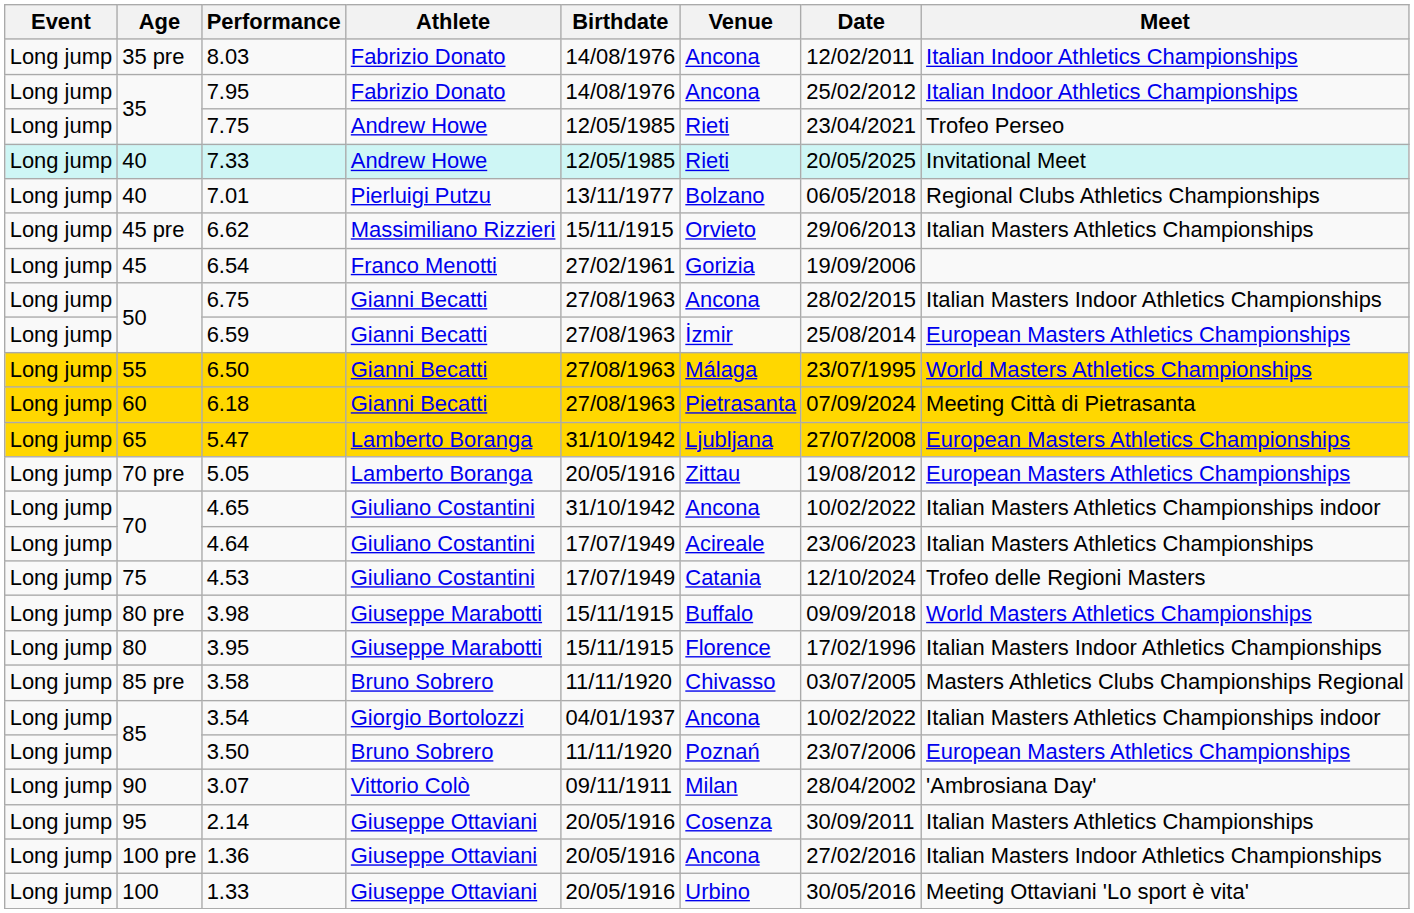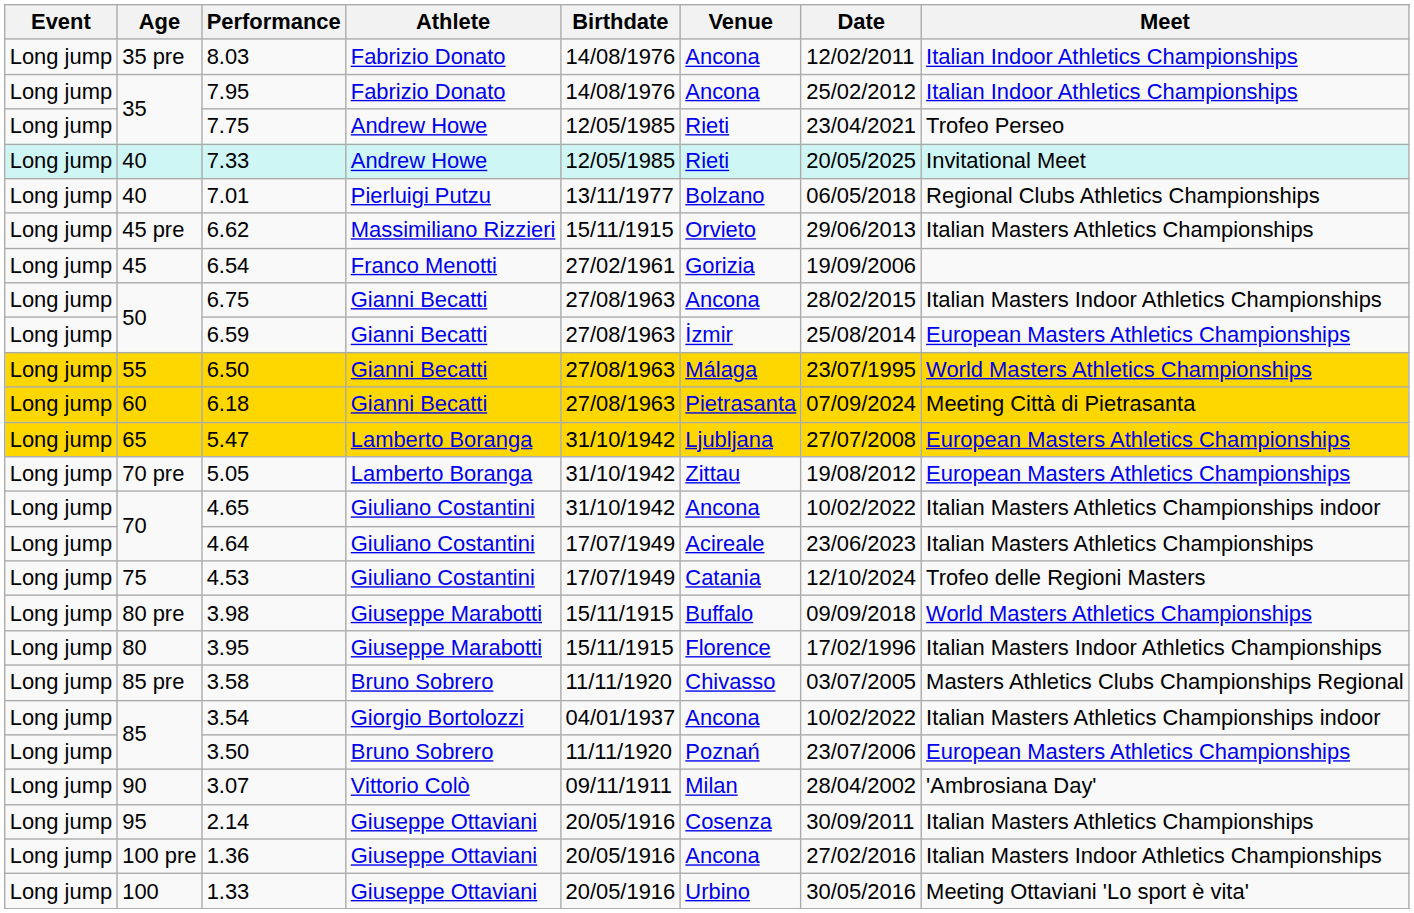(620, 473) 20/05/1916 -> (620, 473) 31/10/1942
